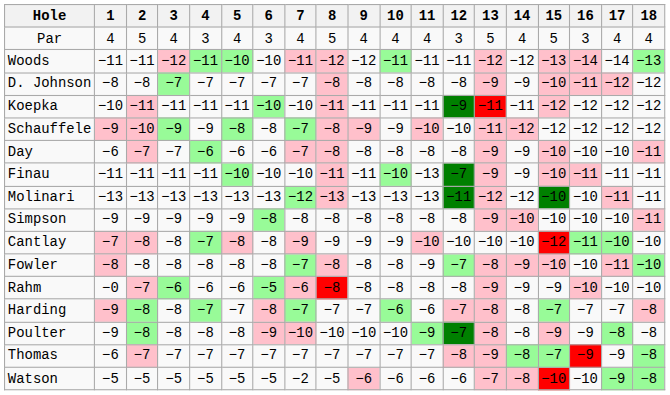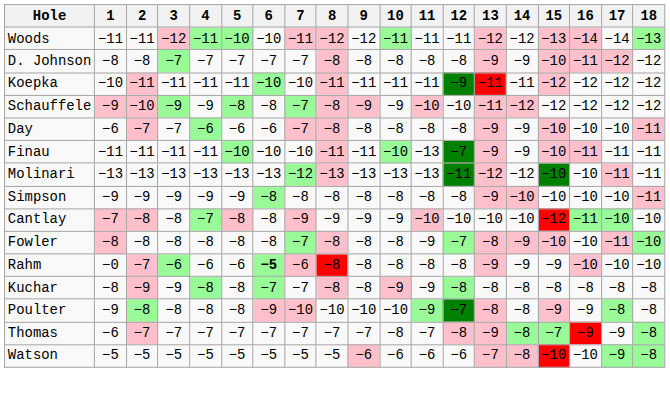- row: (50, 39)
(269, 288) normal -> (269, 265) bold
- row: (37, 311)
+ row: (33, 288)
(395, 356) −7 -> (395, 333) −8
(300, 379) −2 -> (300, 356) −5
